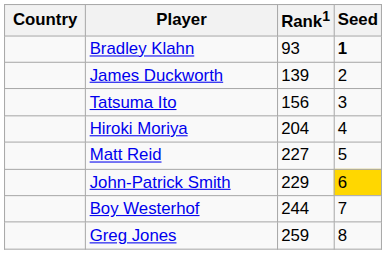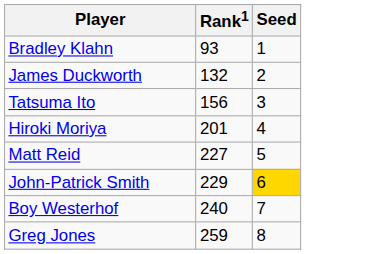- column: (45, 20)
(342, 49) bold -> (261, 49) normal
(295, 75) 139 -> (214, 75) 132
(295, 128) 204 -> (214, 128) 201
(295, 208) 244 -> (214, 208) 240
